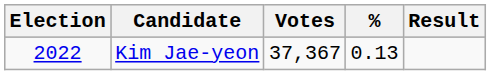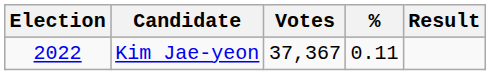(375, 54) 0.13 -> (375, 54) 0.11
